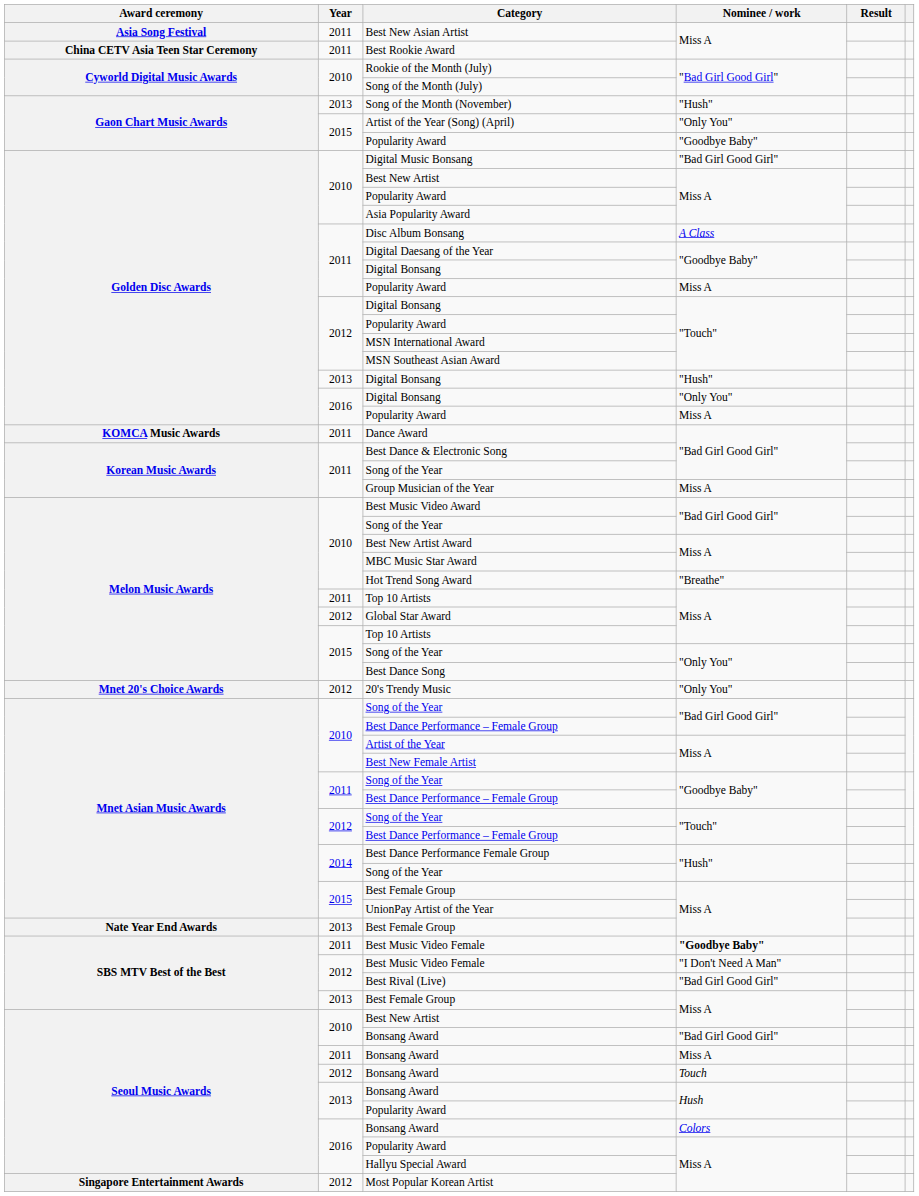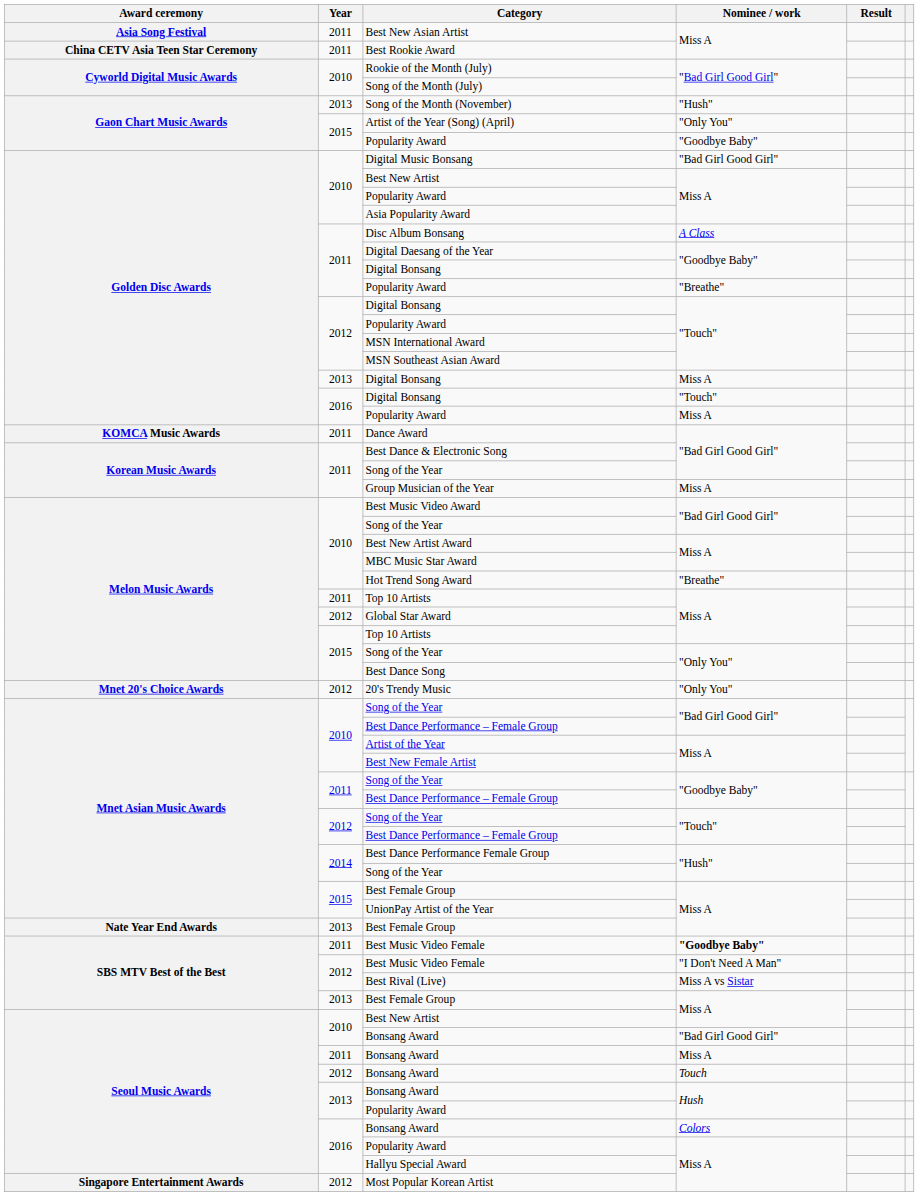(695, 287) Miss A -> (702, 287) "Breathe"
(696, 379) "Hush" -> (695, 379) Miss A
(706, 397) "Only You" -> (698, 397) "Touch"
(729, 981) "Bad Girl Good Girl" -> (716, 981) Miss A vs Sistar
